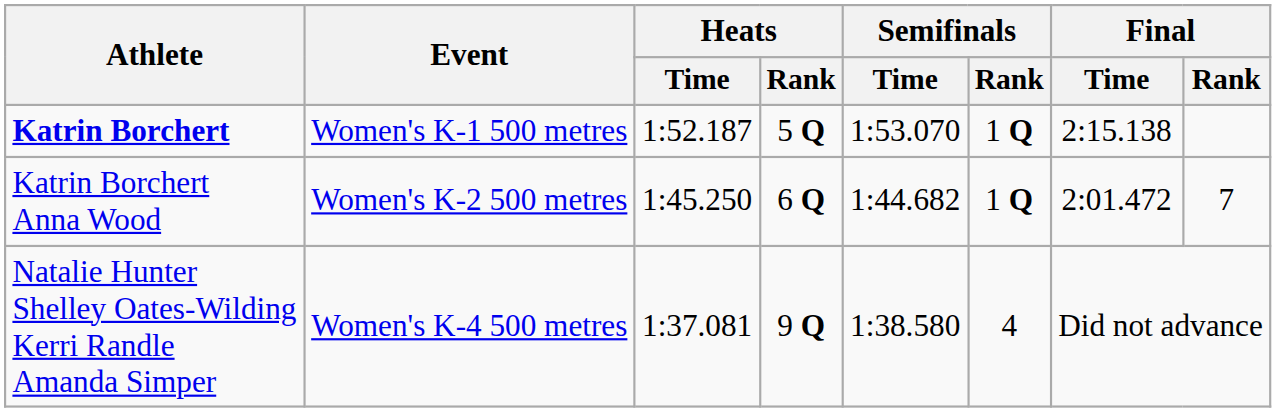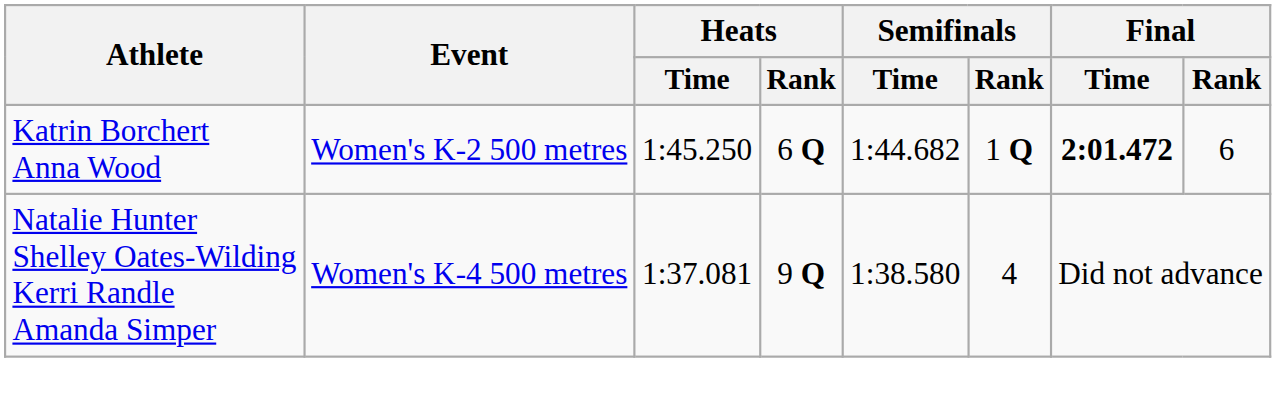- row: (121, 130)
(1117, 200) normal -> (1117, 149) bold
(1226, 200) 7 -> (1227, 149) 6
